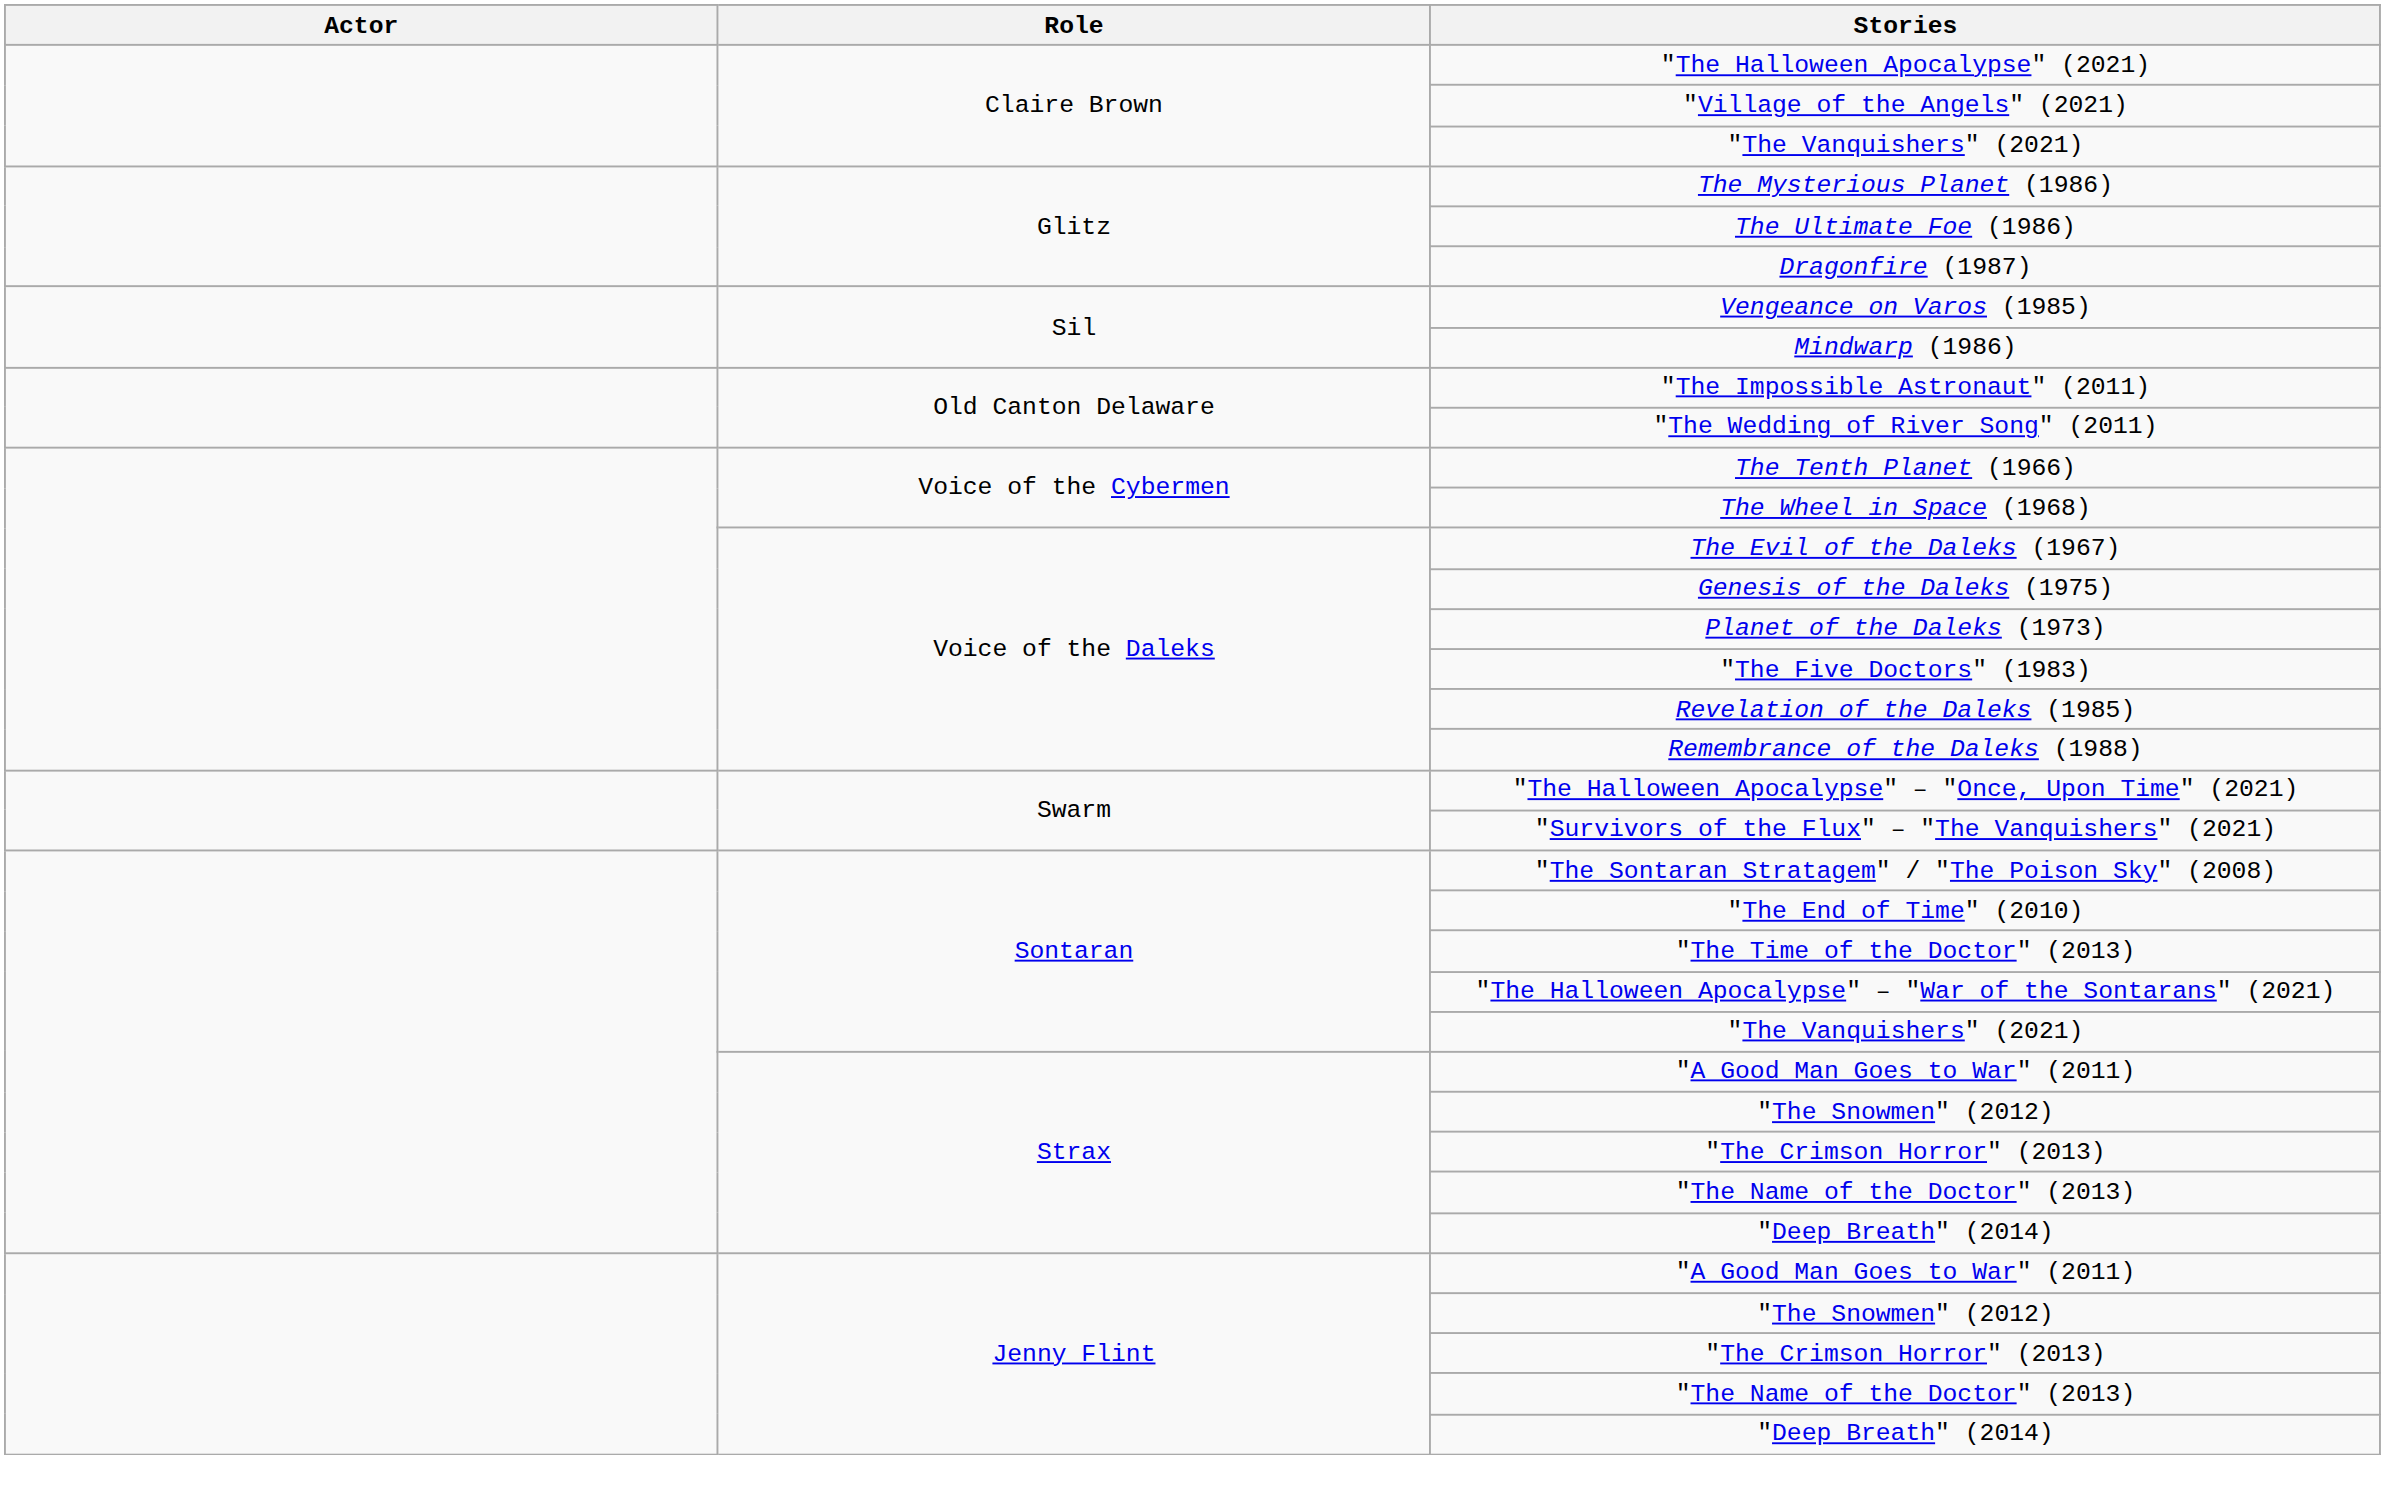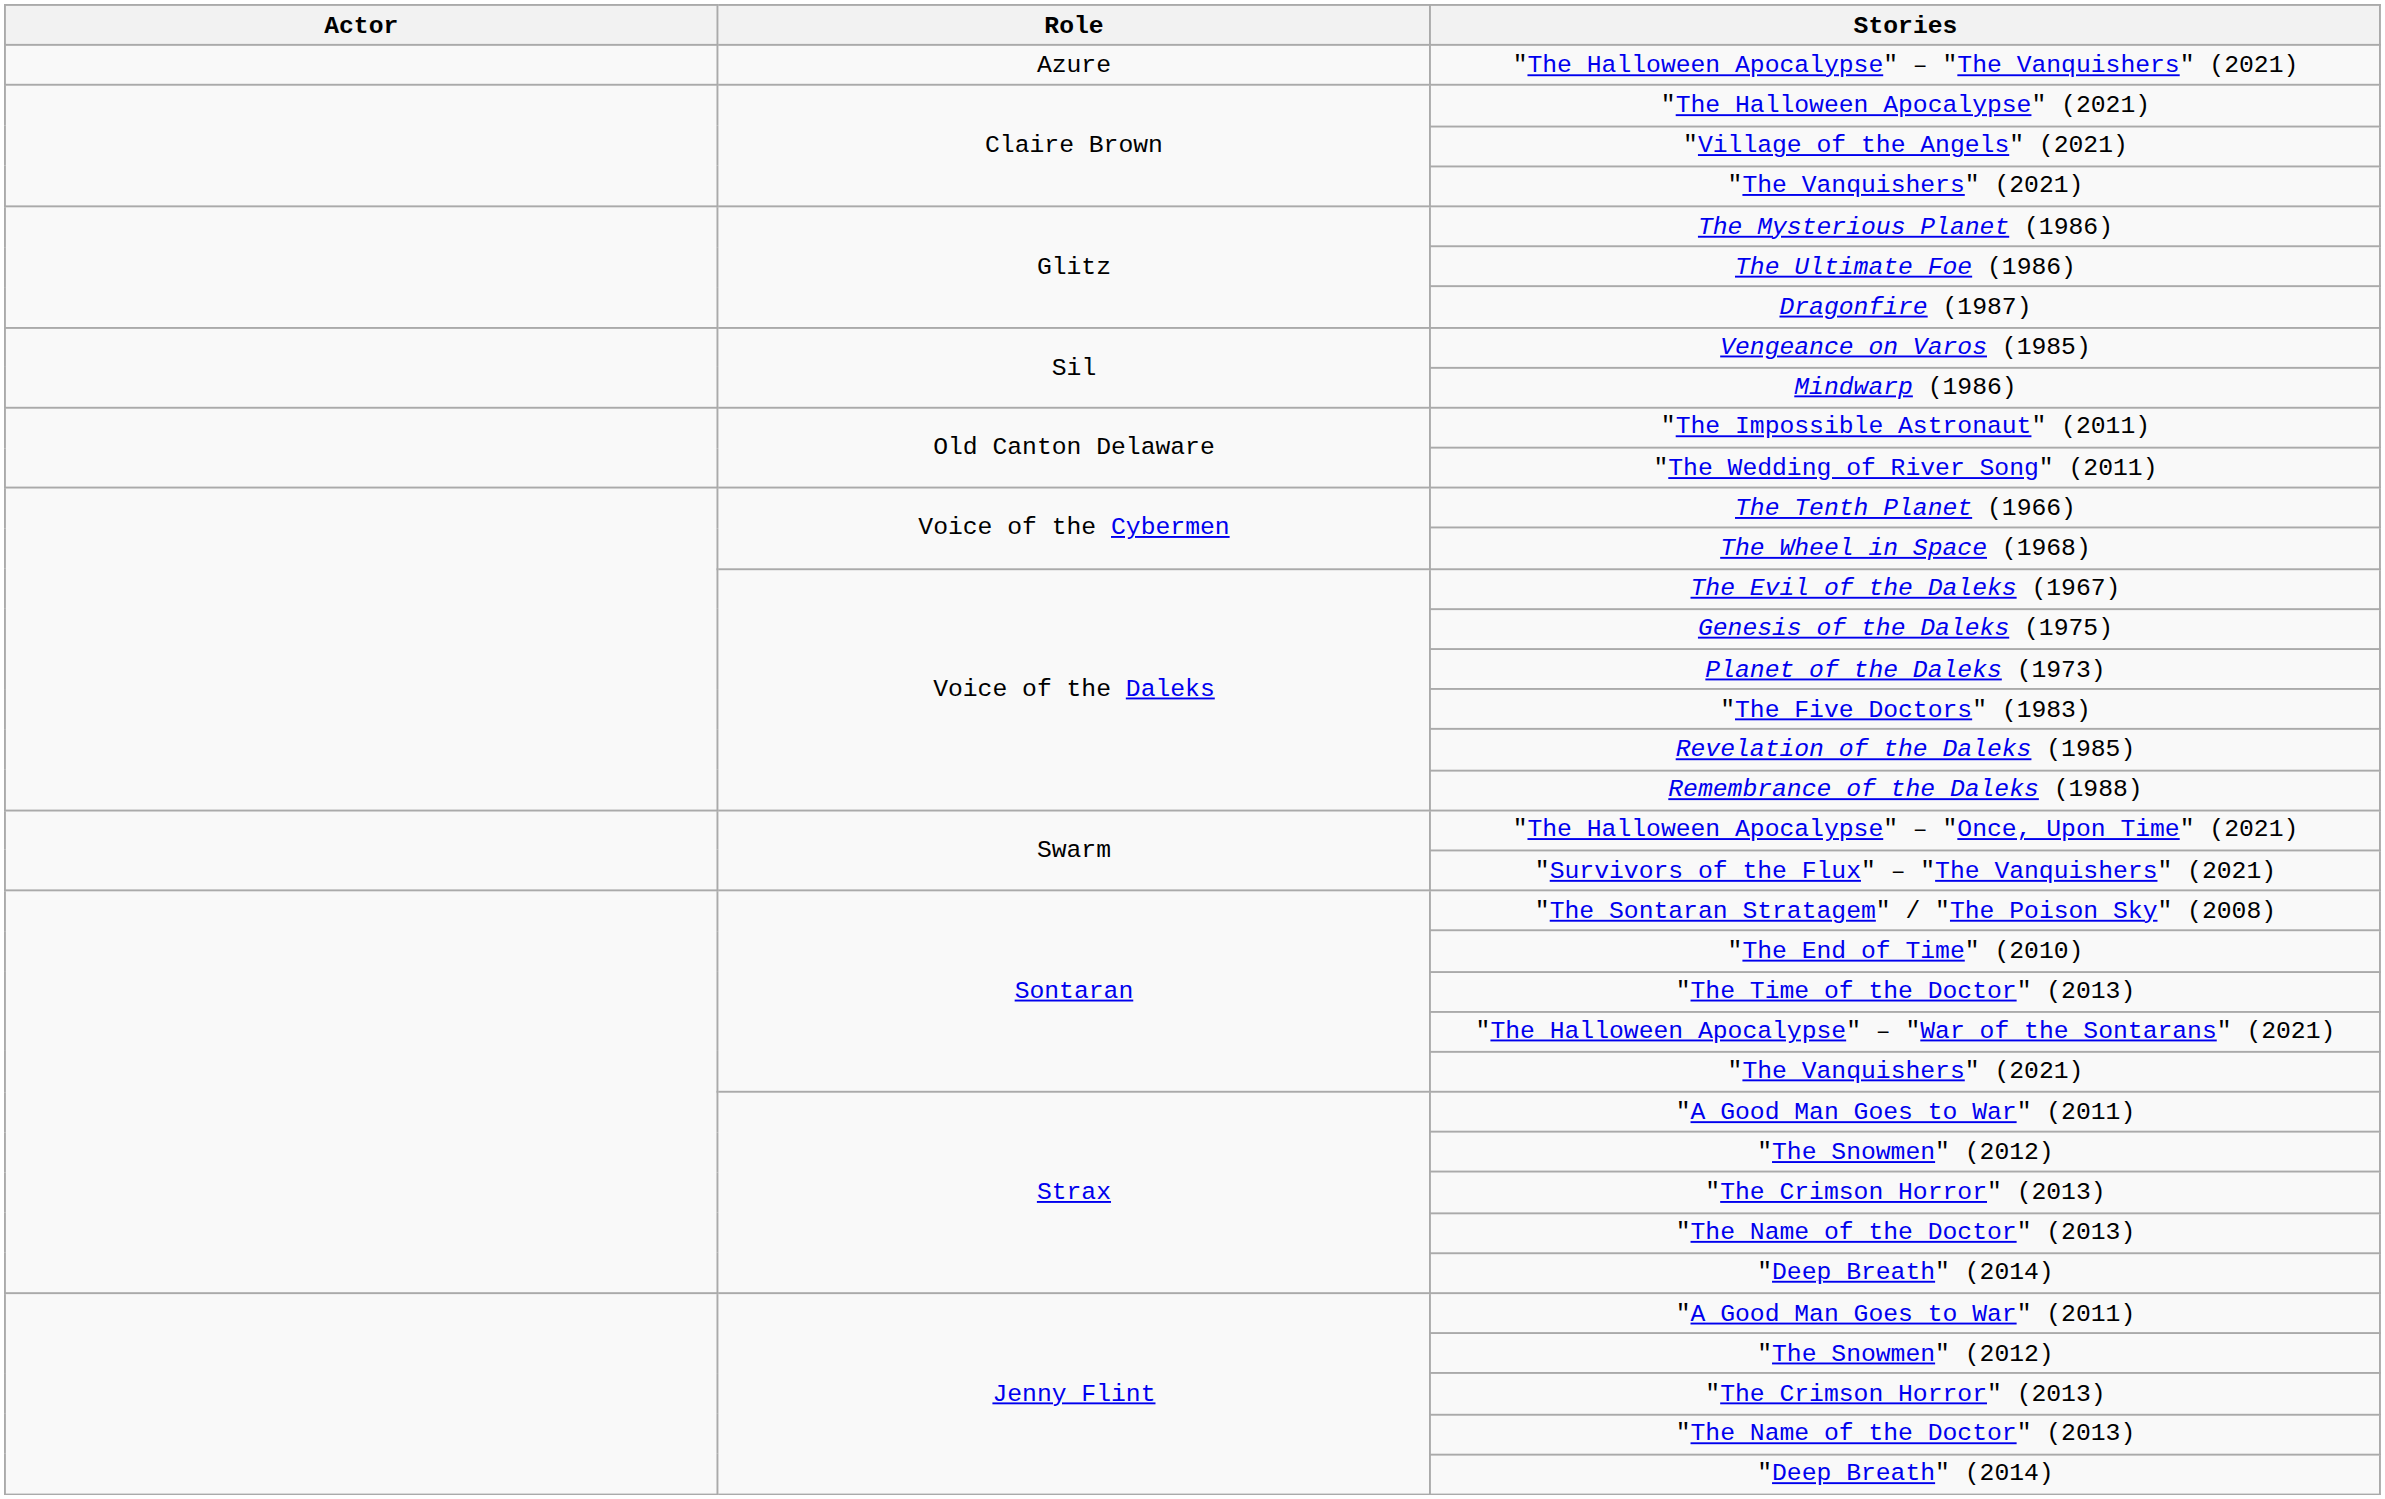+ row: (1074, 65)
